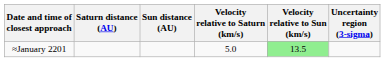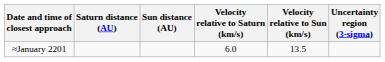(231, 49) 5.0 -> (231, 49) 6.0
(298, 49) lightgreen background -> (298, 49) no background
